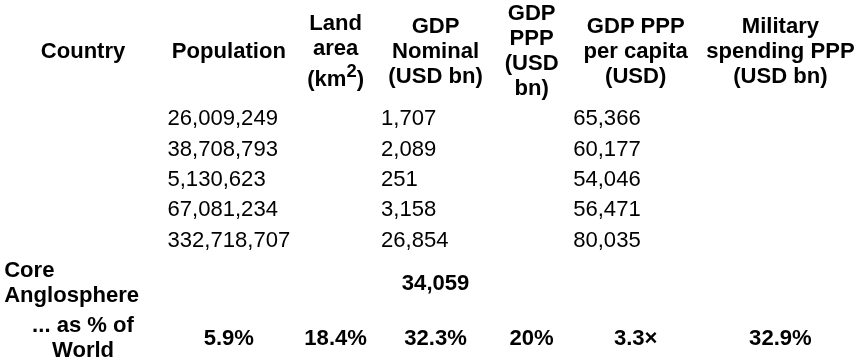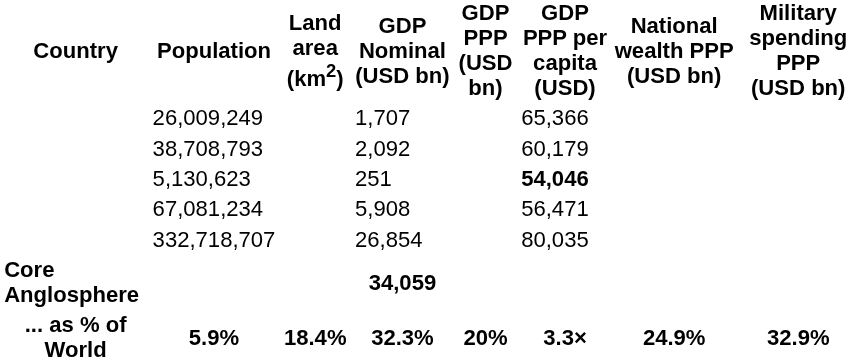+ column: (674, 50)
(409, 148) 2,089 -> (383, 148) 2,092
(607, 148) 60,177 -> (555, 148) 60,179
(607, 178) normal -> (555, 178) bold
(409, 209) 3,158 -> (383, 209) 5,908
